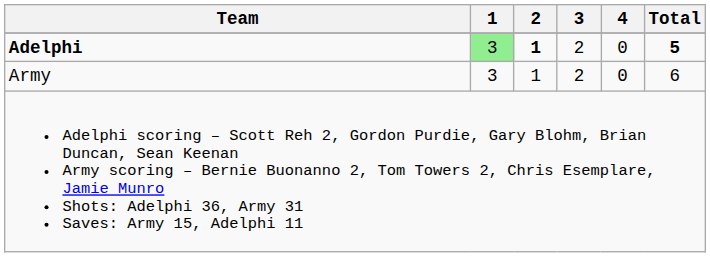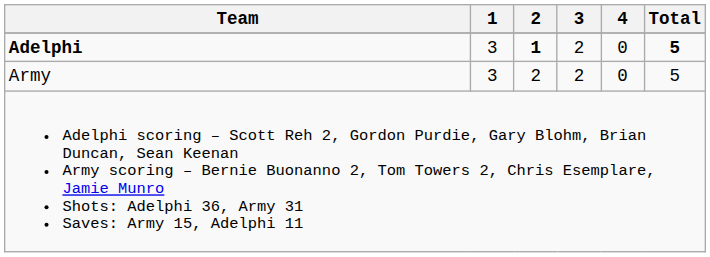(492, 48) lightgreen background -> (492, 48) no background
(536, 76) 1 -> (536, 76) 2
(675, 76) 6 -> (675, 76) 5
